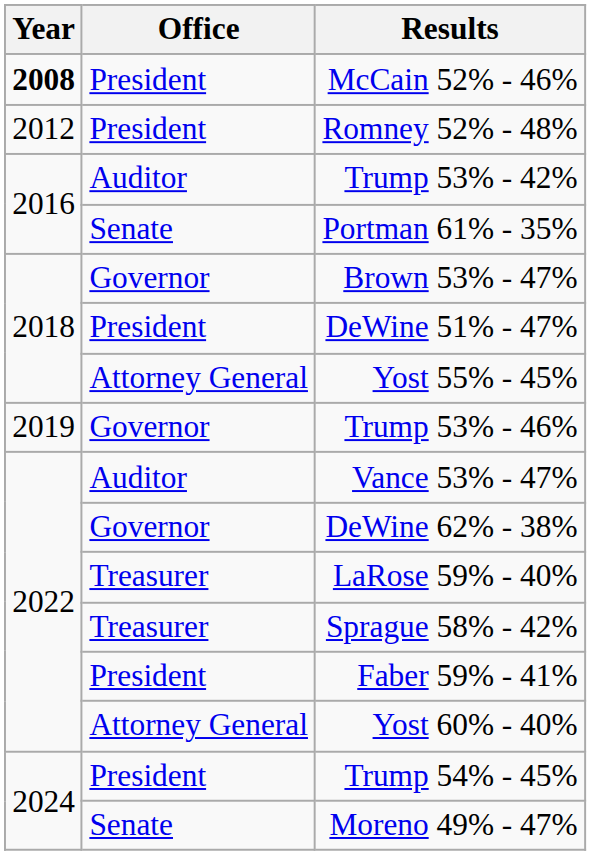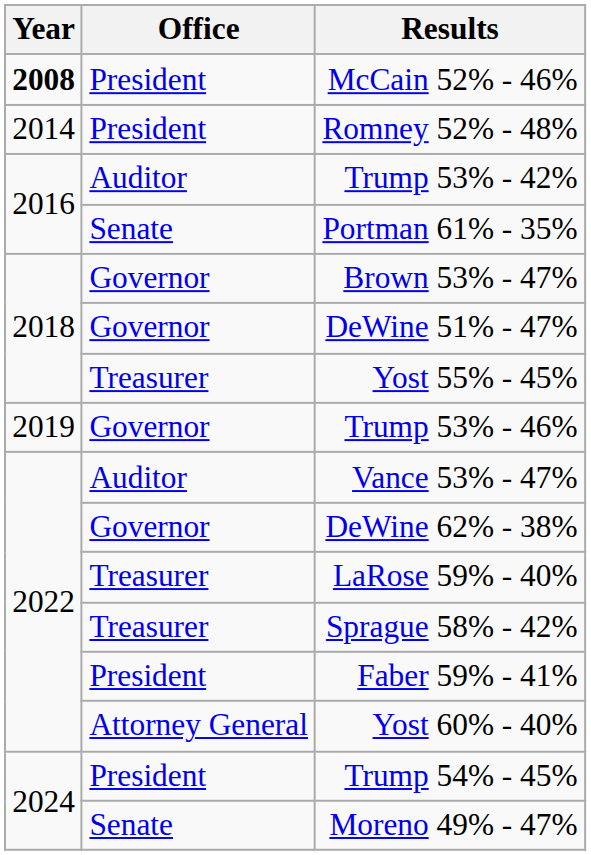(44, 128) 2012 -> (44, 128) 2014
(148, 327) President -> (149, 327) Governor
(199, 377) Attorney General -> (149, 377) Treasurer
